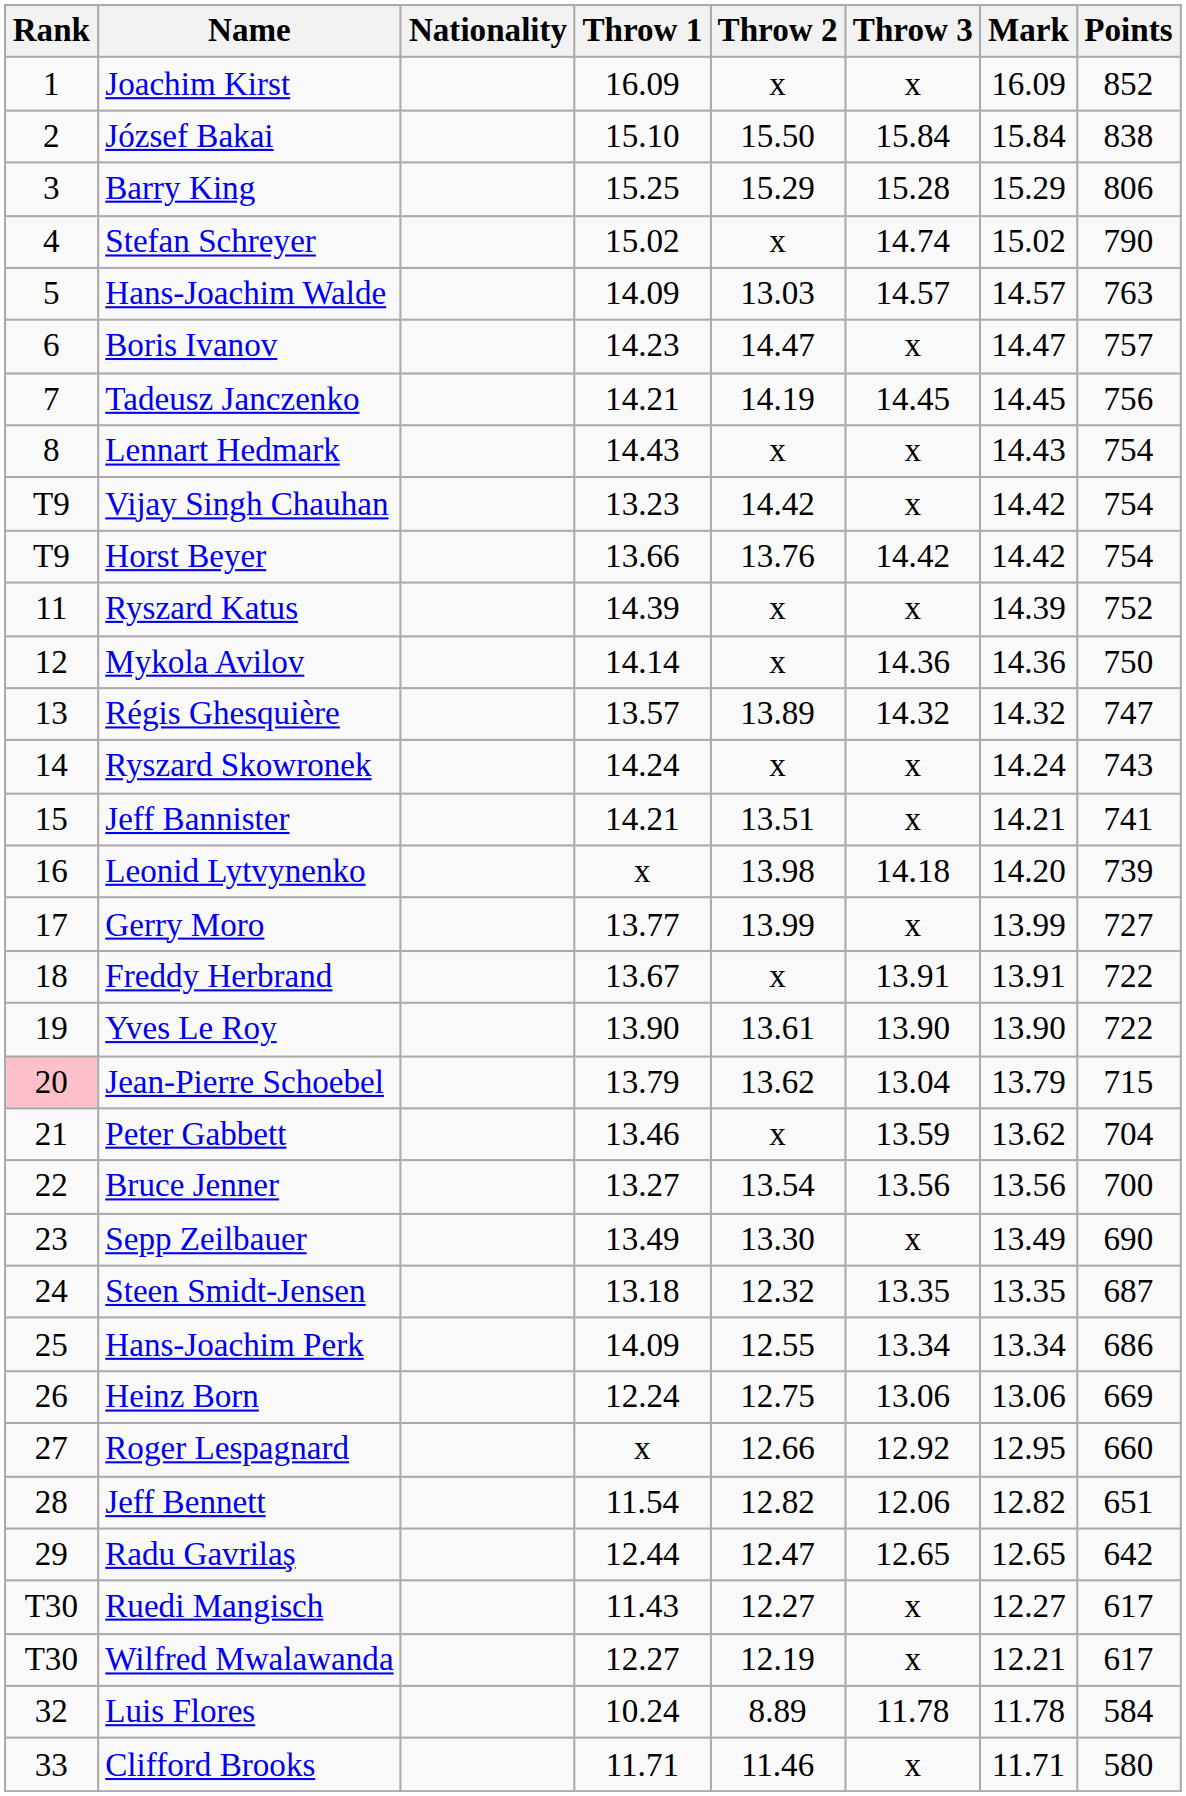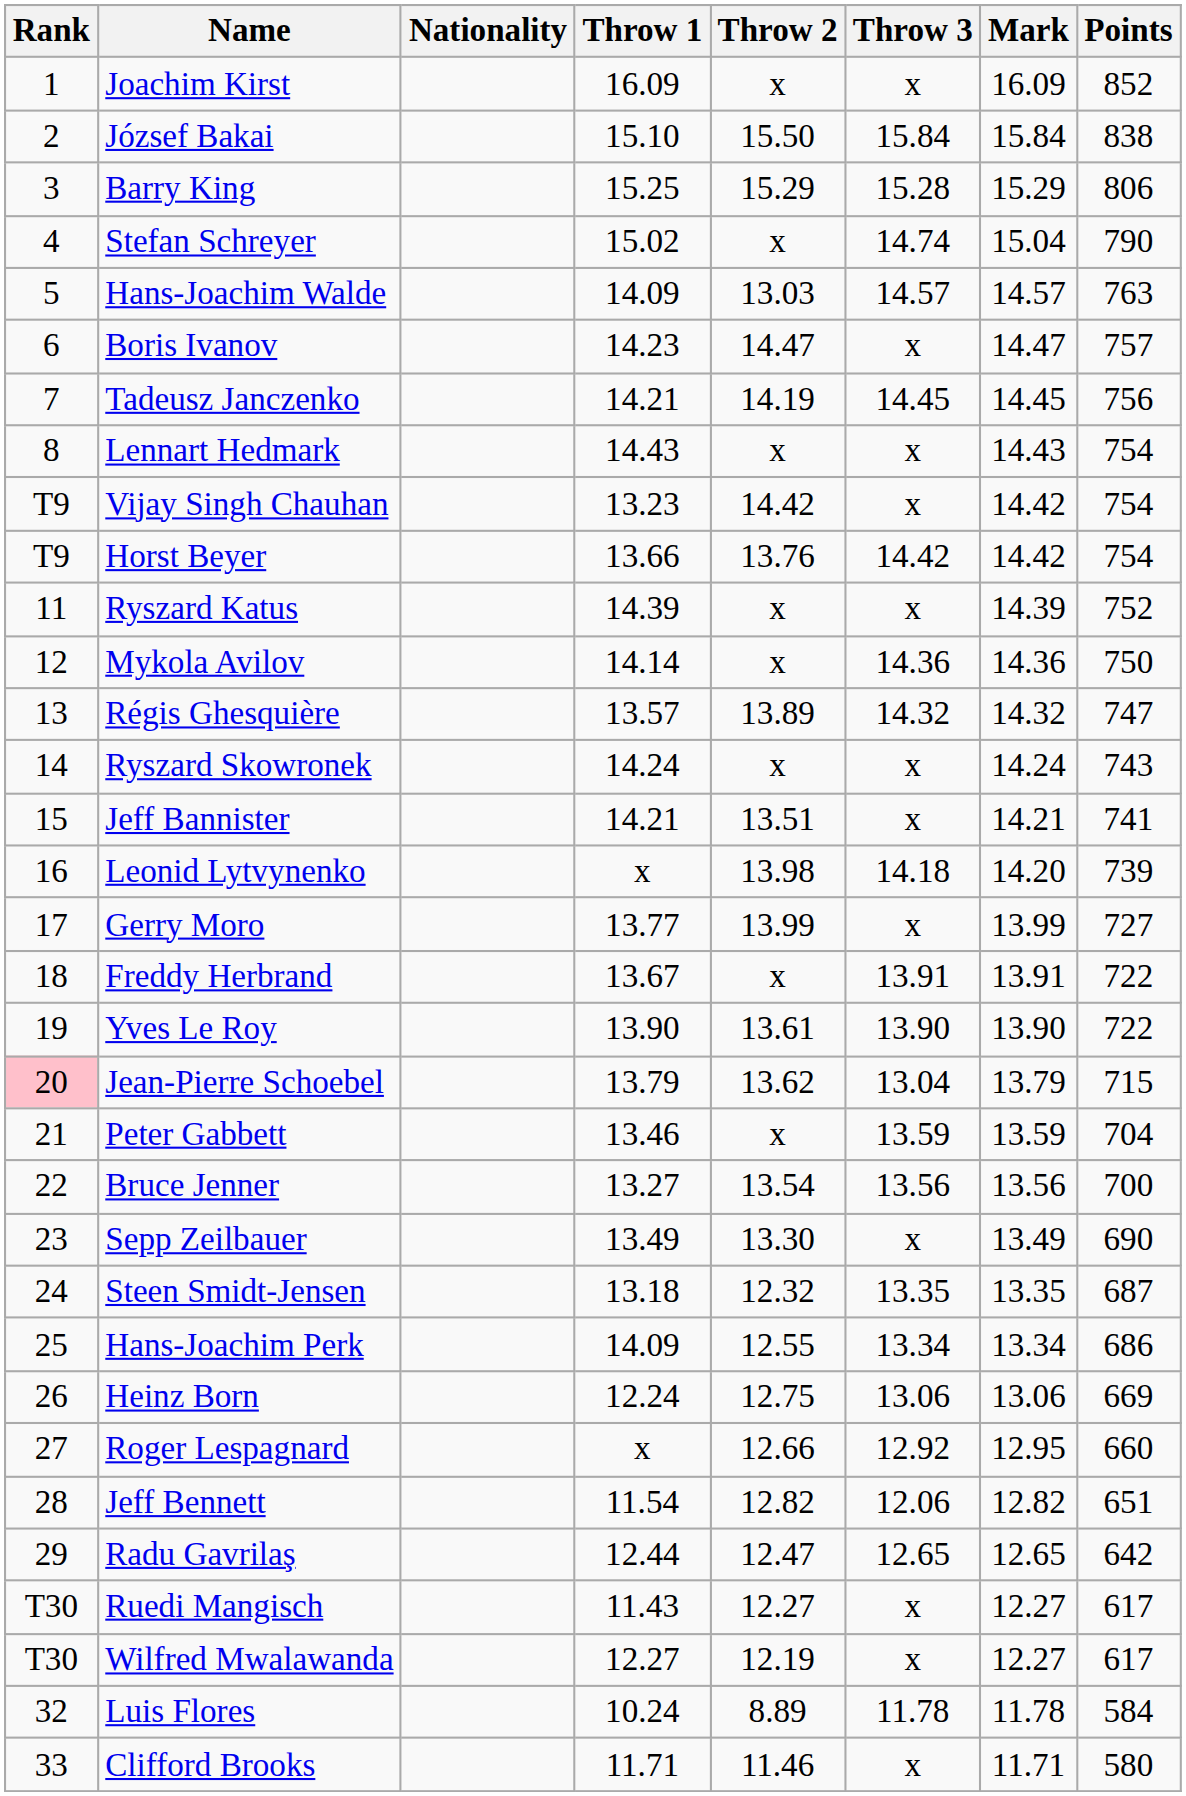(1028, 240) 15.02 -> (1028, 240) 15.04
(1028, 1133) 13.62 -> (1028, 1133) 13.59
(1028, 1659) 12.21 -> (1028, 1659) 12.27
